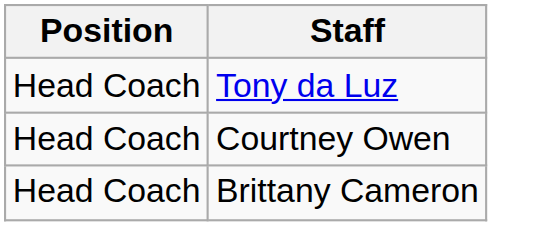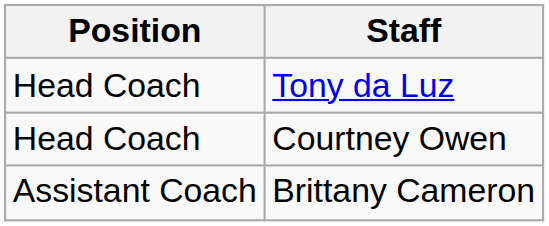(107, 191) Head Coach -> (135, 191) Assistant Coach
